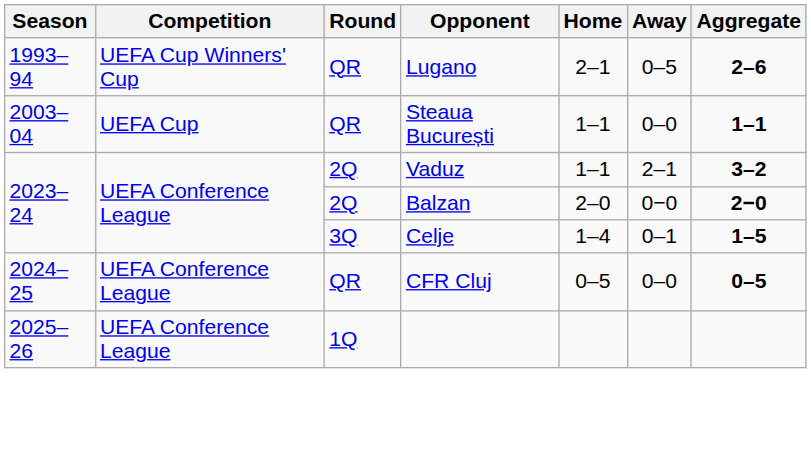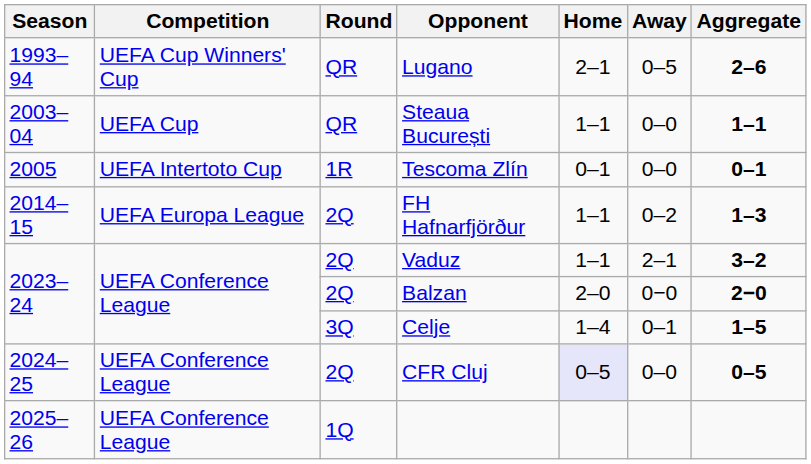+ row: (465, 169)
+ row: (464, 214)
(345, 281) QR -> (340, 372) 2Q
(593, 281) no background -> (593, 372) lavender background
